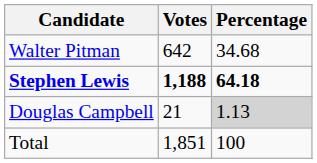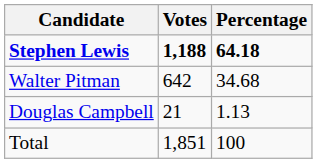rows swapped: (69, 81) <-> (64, 50)
(233, 111) lightgrey background -> (233, 111) no background
